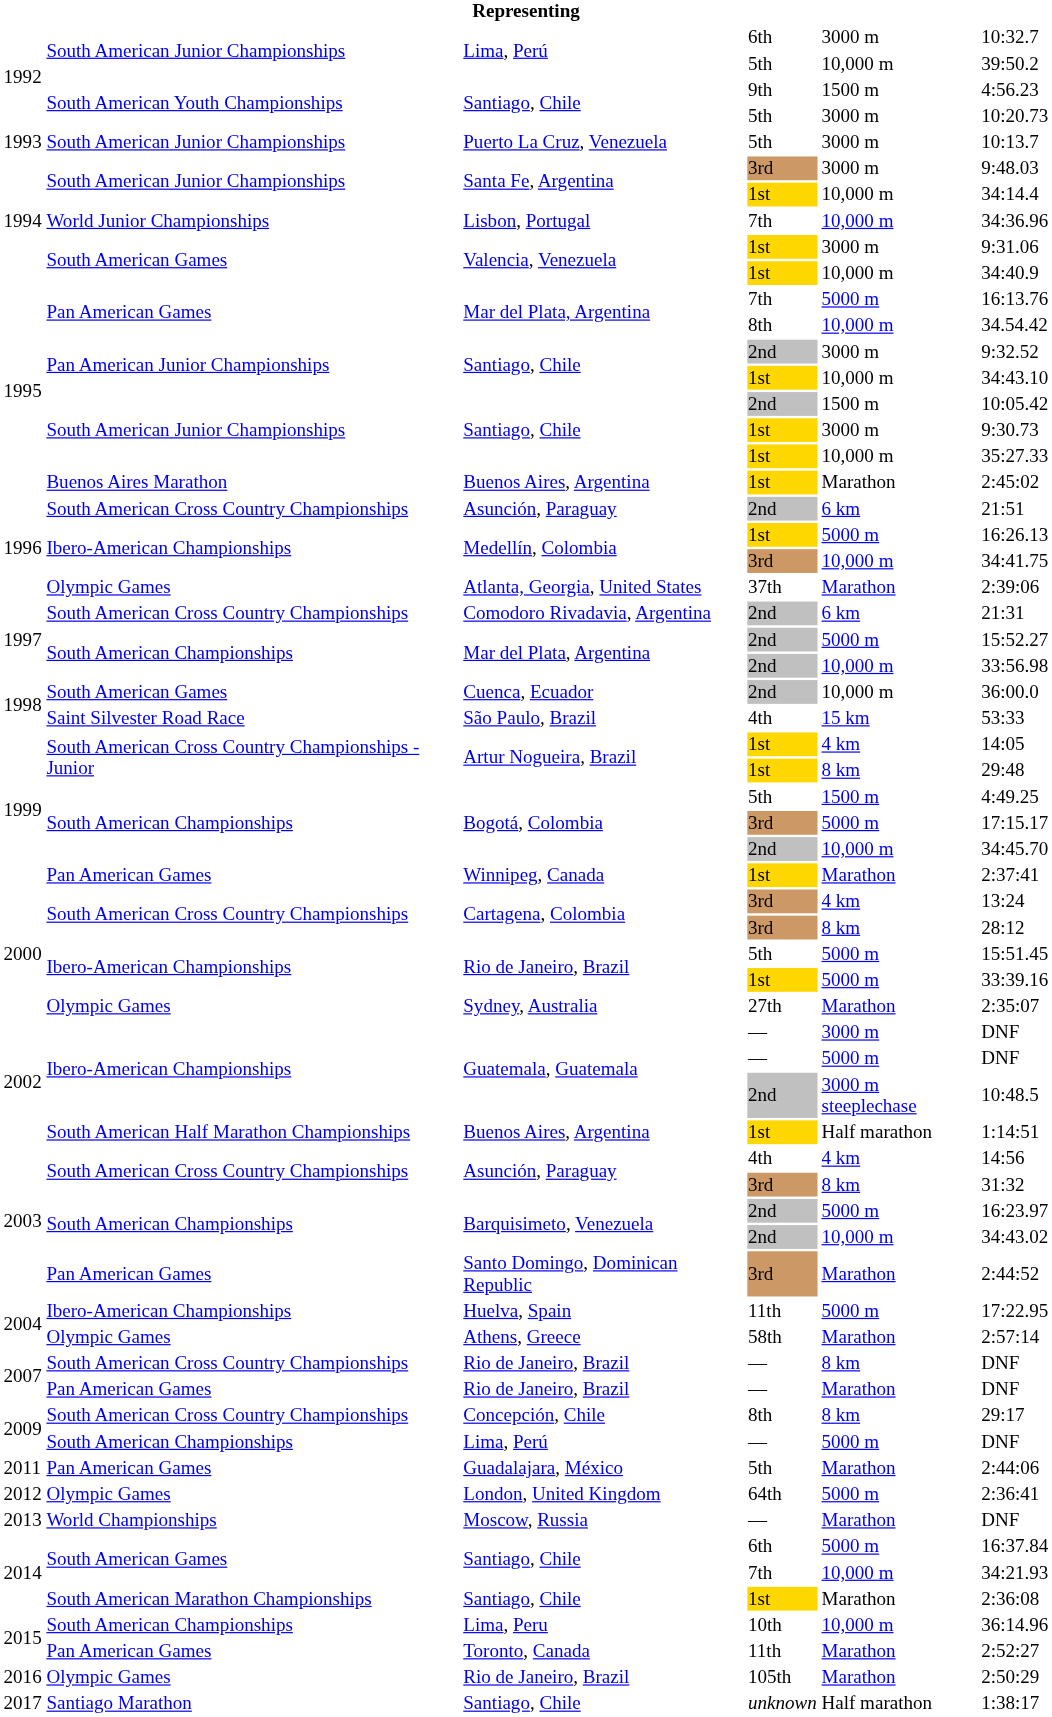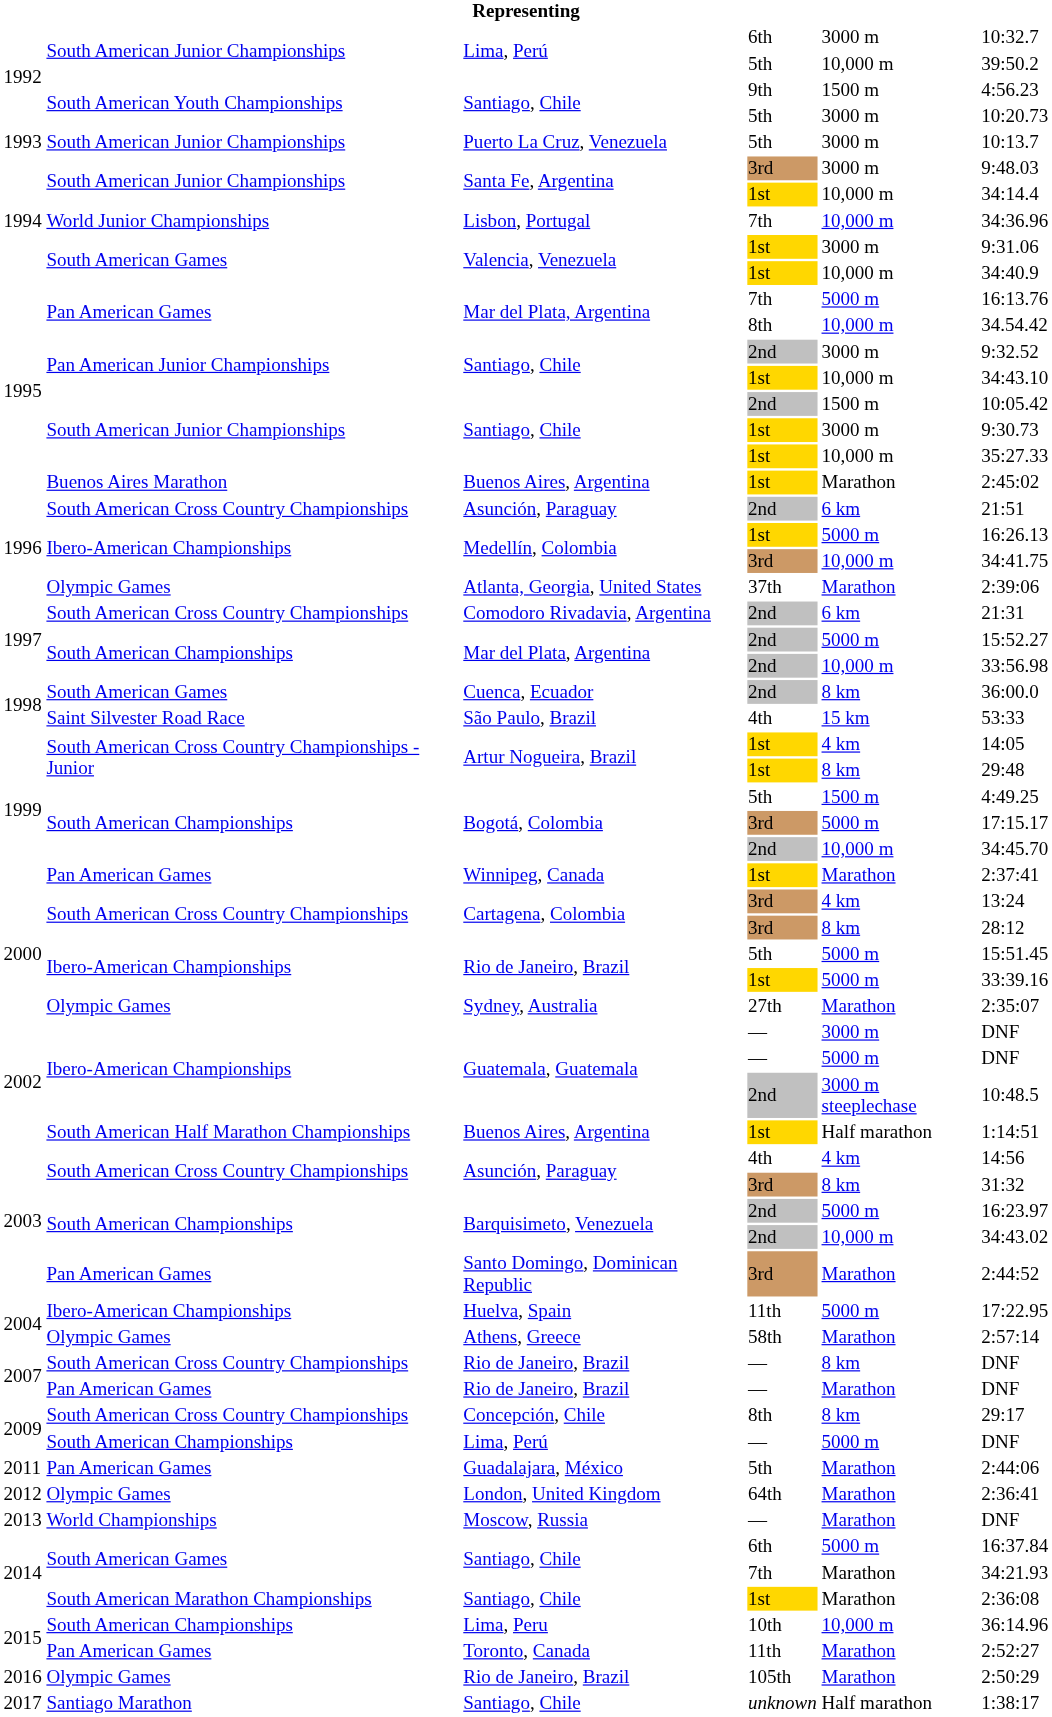(857, 691) 10,000 m -> (841, 691) 8 km
(850, 1493) 5000 m -> (859, 1493) Marathon
(857, 1572) 10,000 m -> (859, 1572) Marathon
